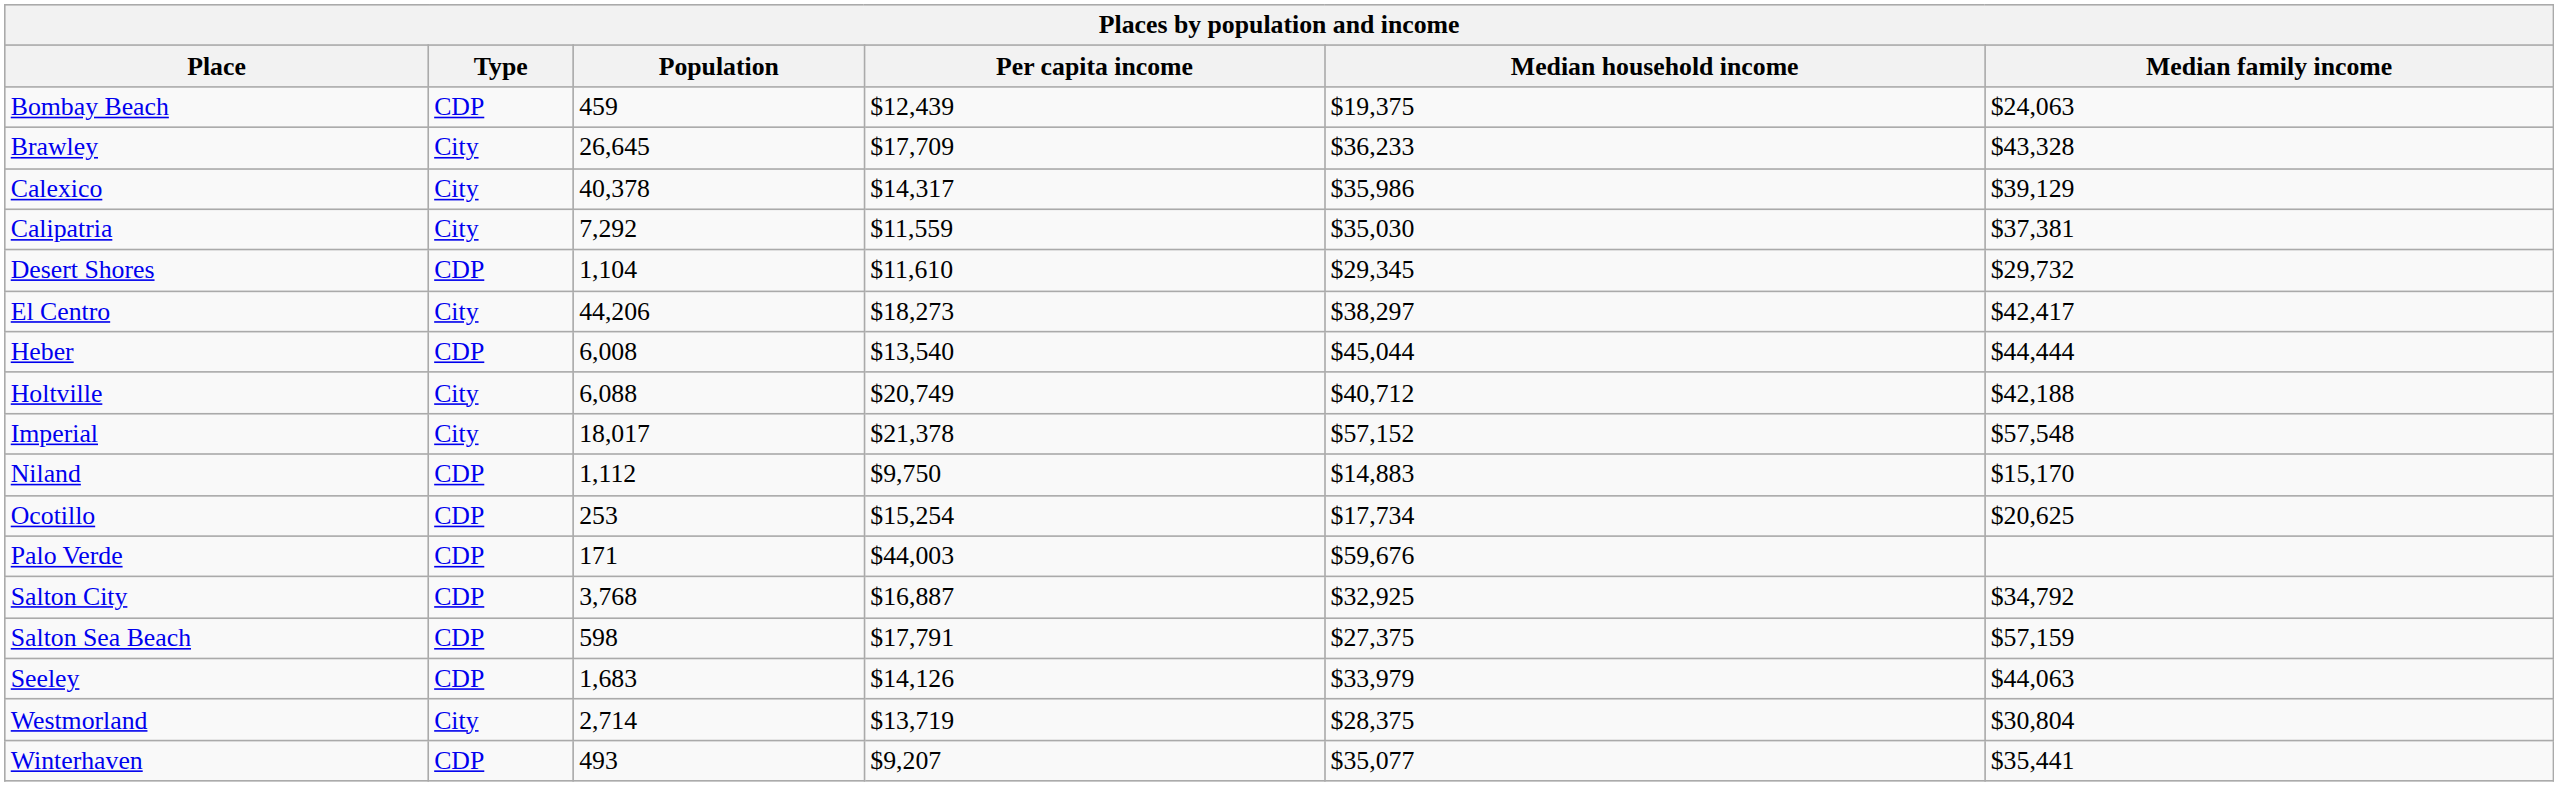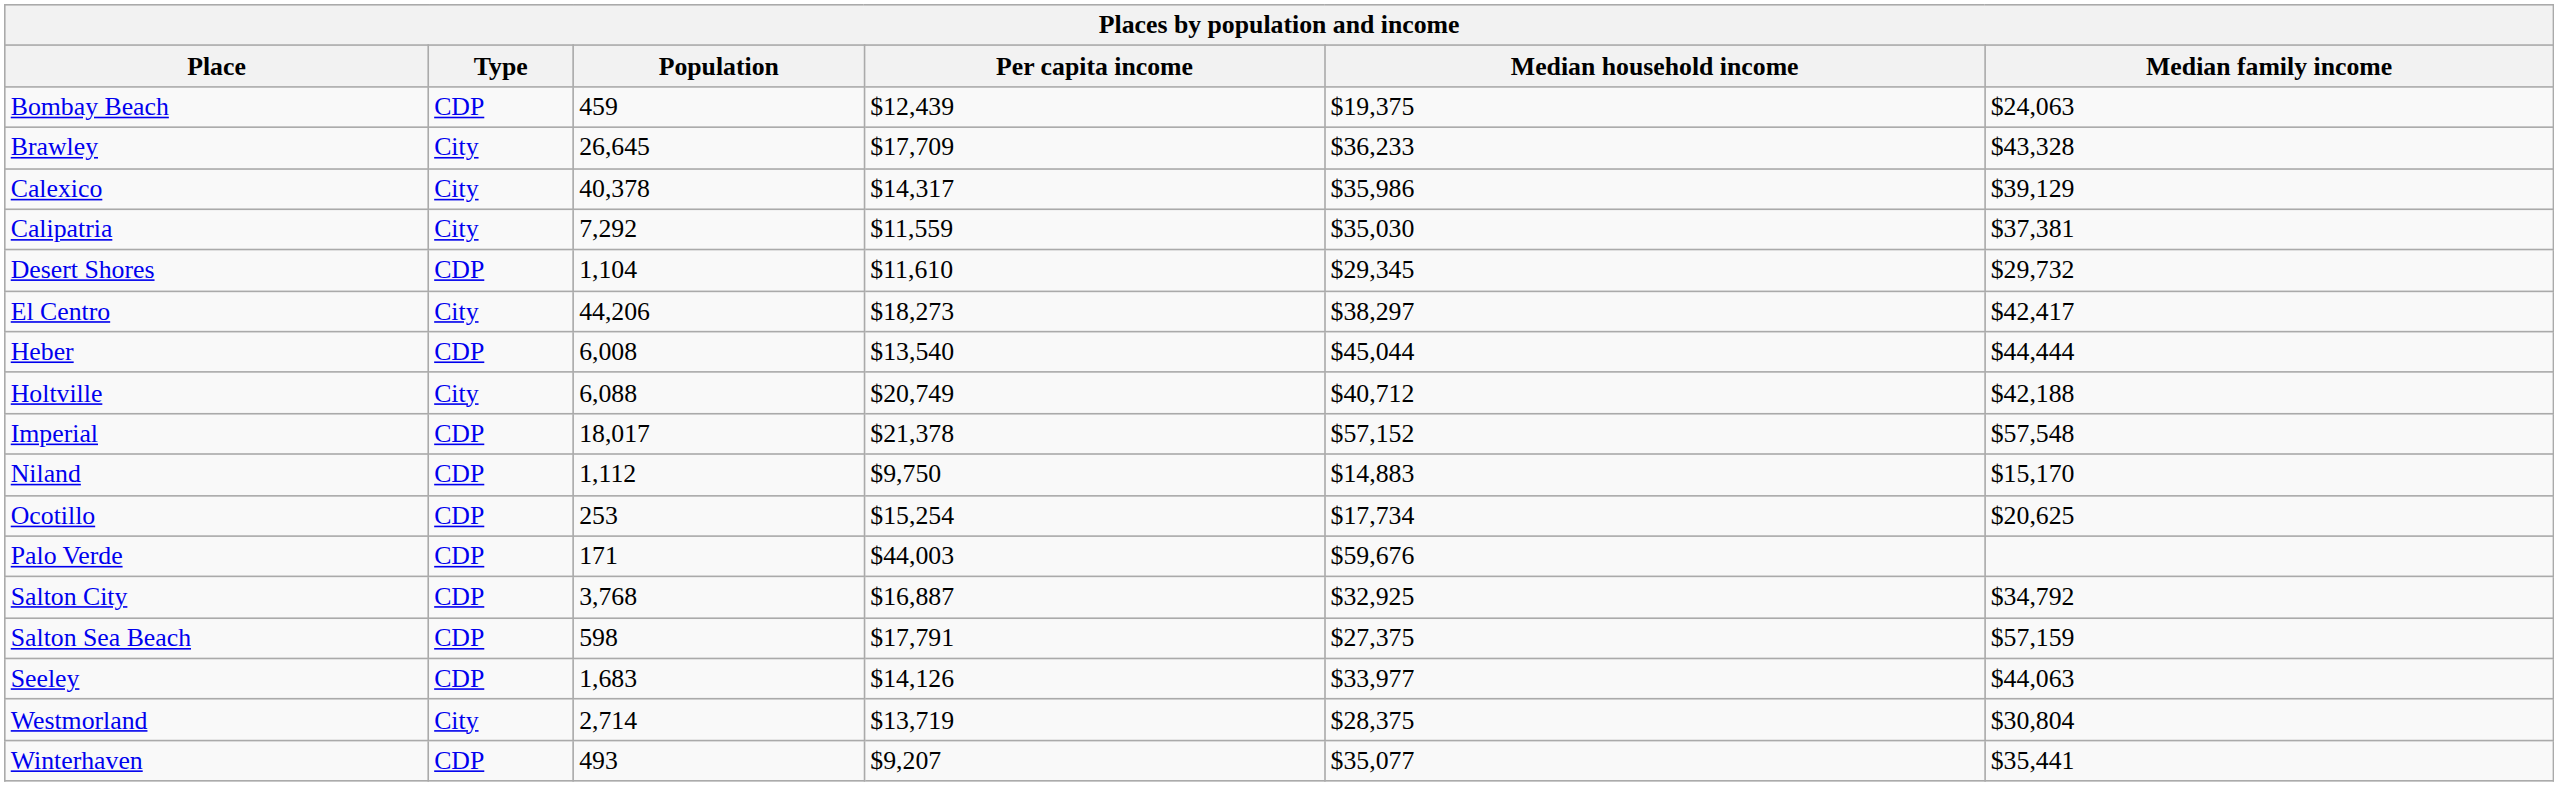(456, 433) City -> (459, 433) CDP
(1372, 678) $33,979 -> (1372, 678) $33,977
